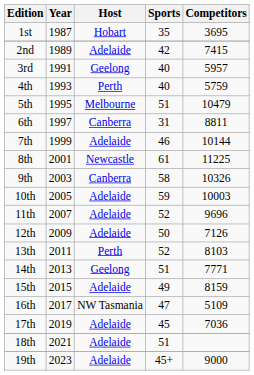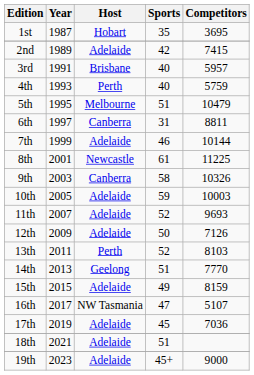(110, 68) Geelong -> (110, 68) Brisbane
(216, 214) 9696 -> (216, 214) 9693
(216, 269) 7771 -> (216, 269) 7770
(216, 305) 5109 -> (216, 305) 5107
